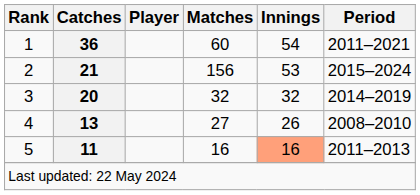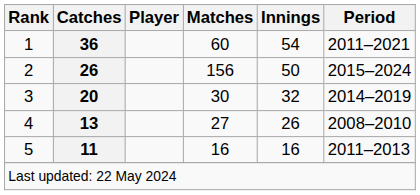(89, 70) 21 -> (89, 70) 26
(291, 70) 53 -> (291, 70) 50
(220, 96) 32 -> (220, 96) 30
(291, 149) lightsalmon background -> (291, 149) no background
